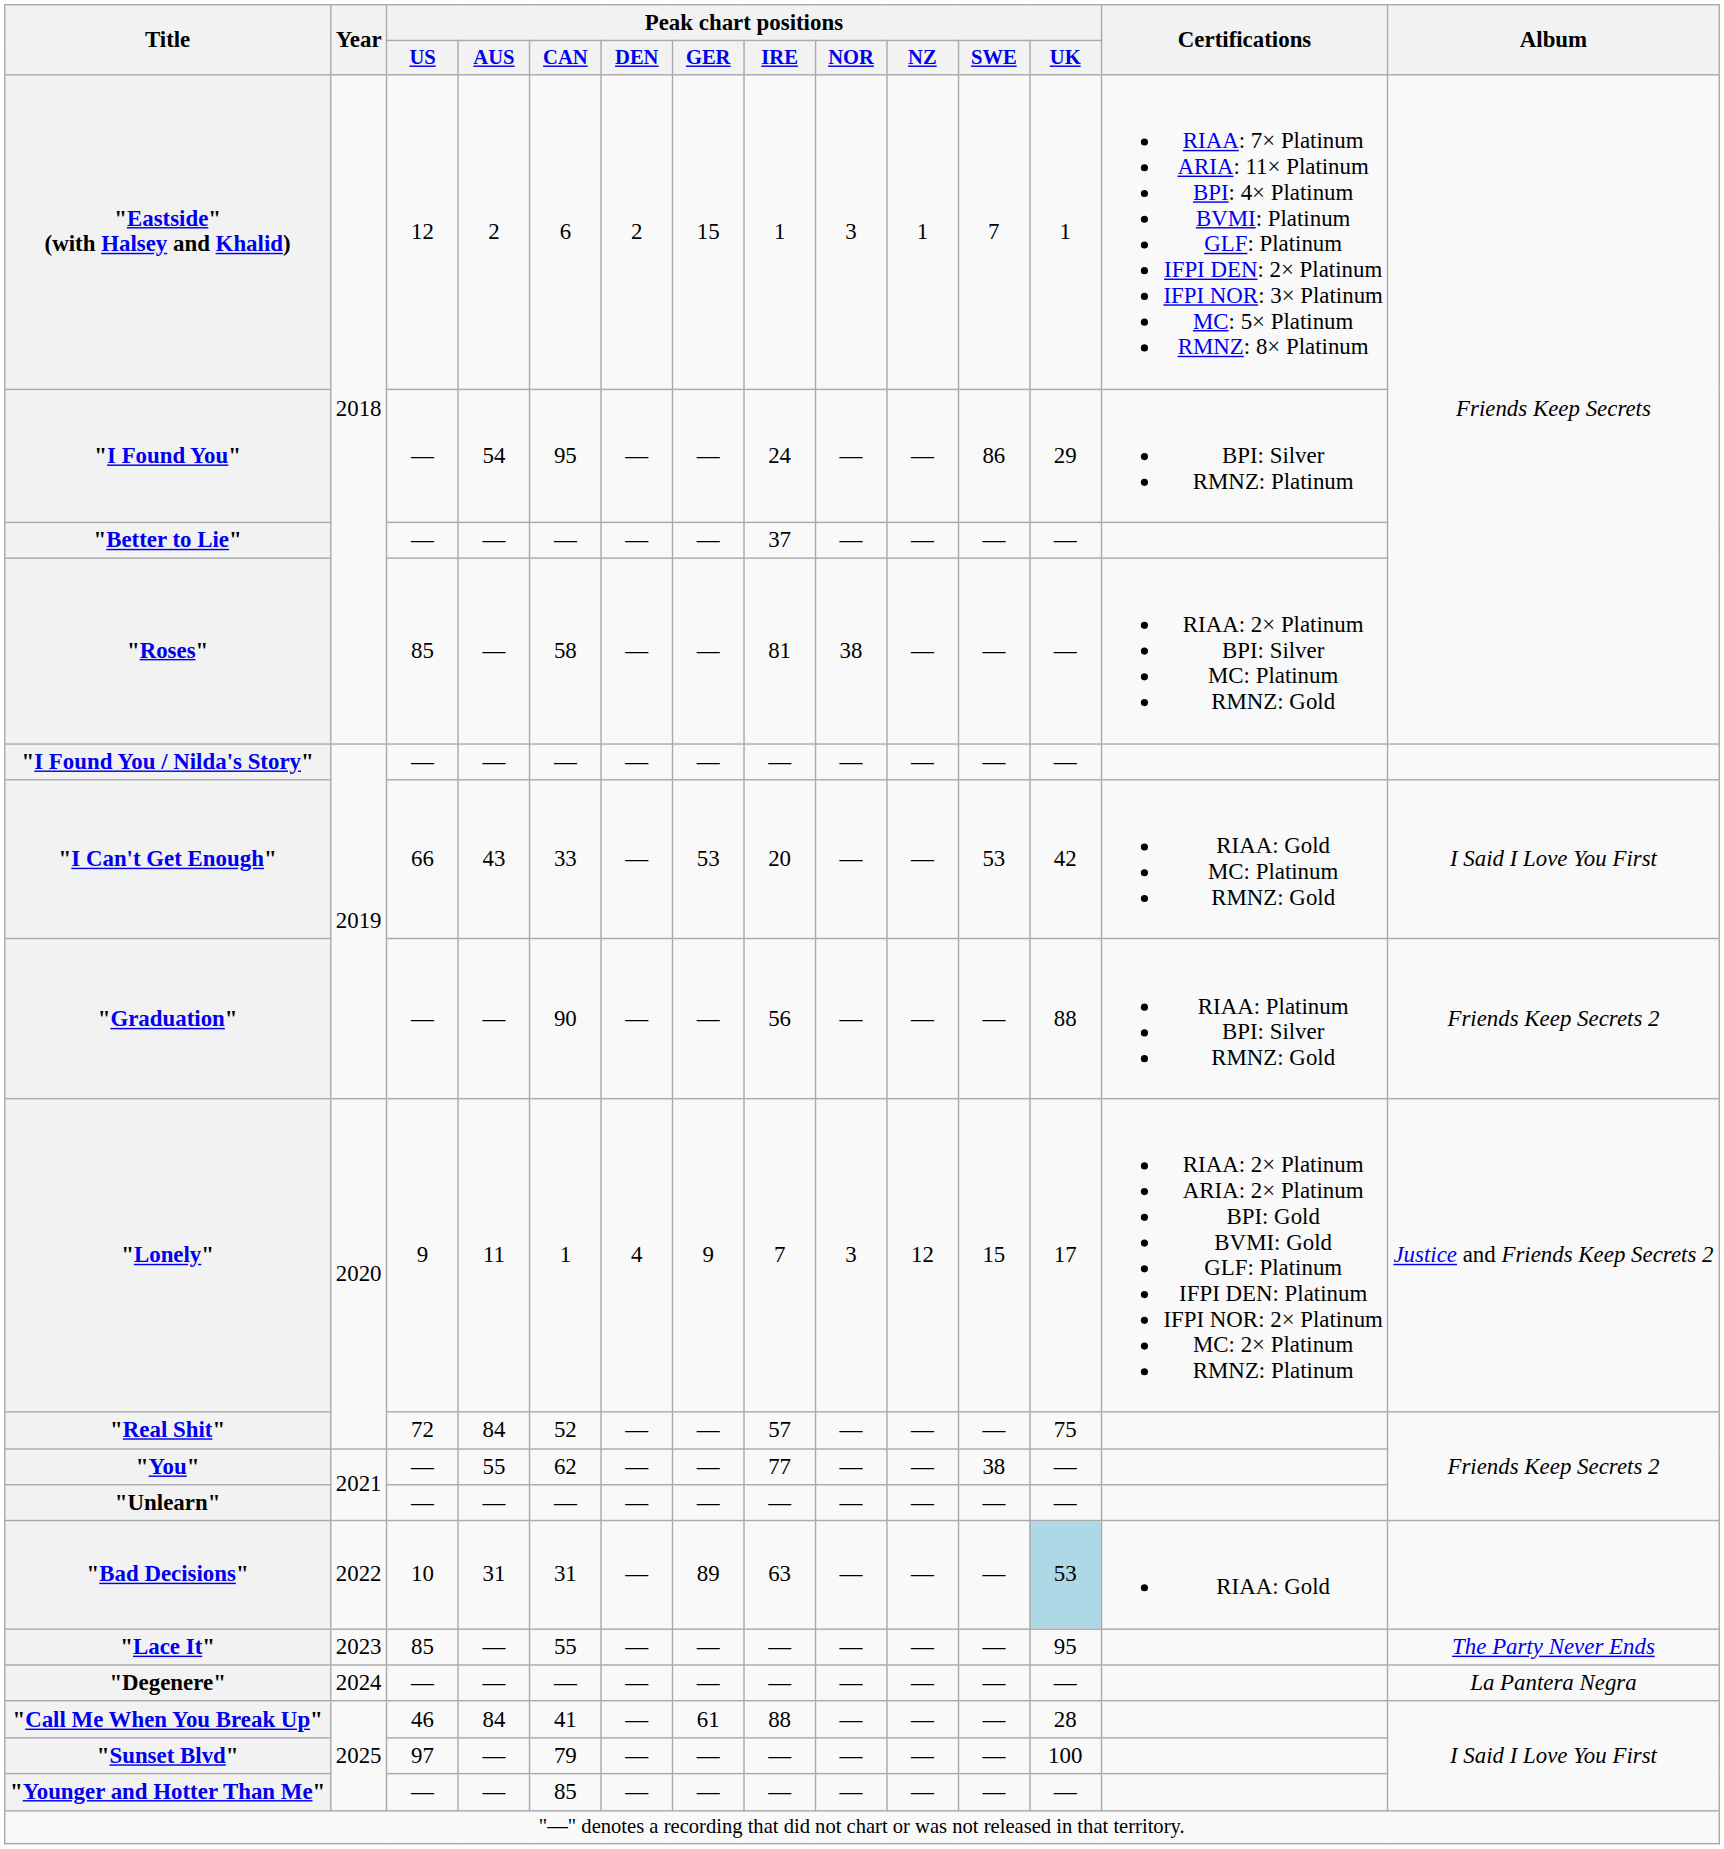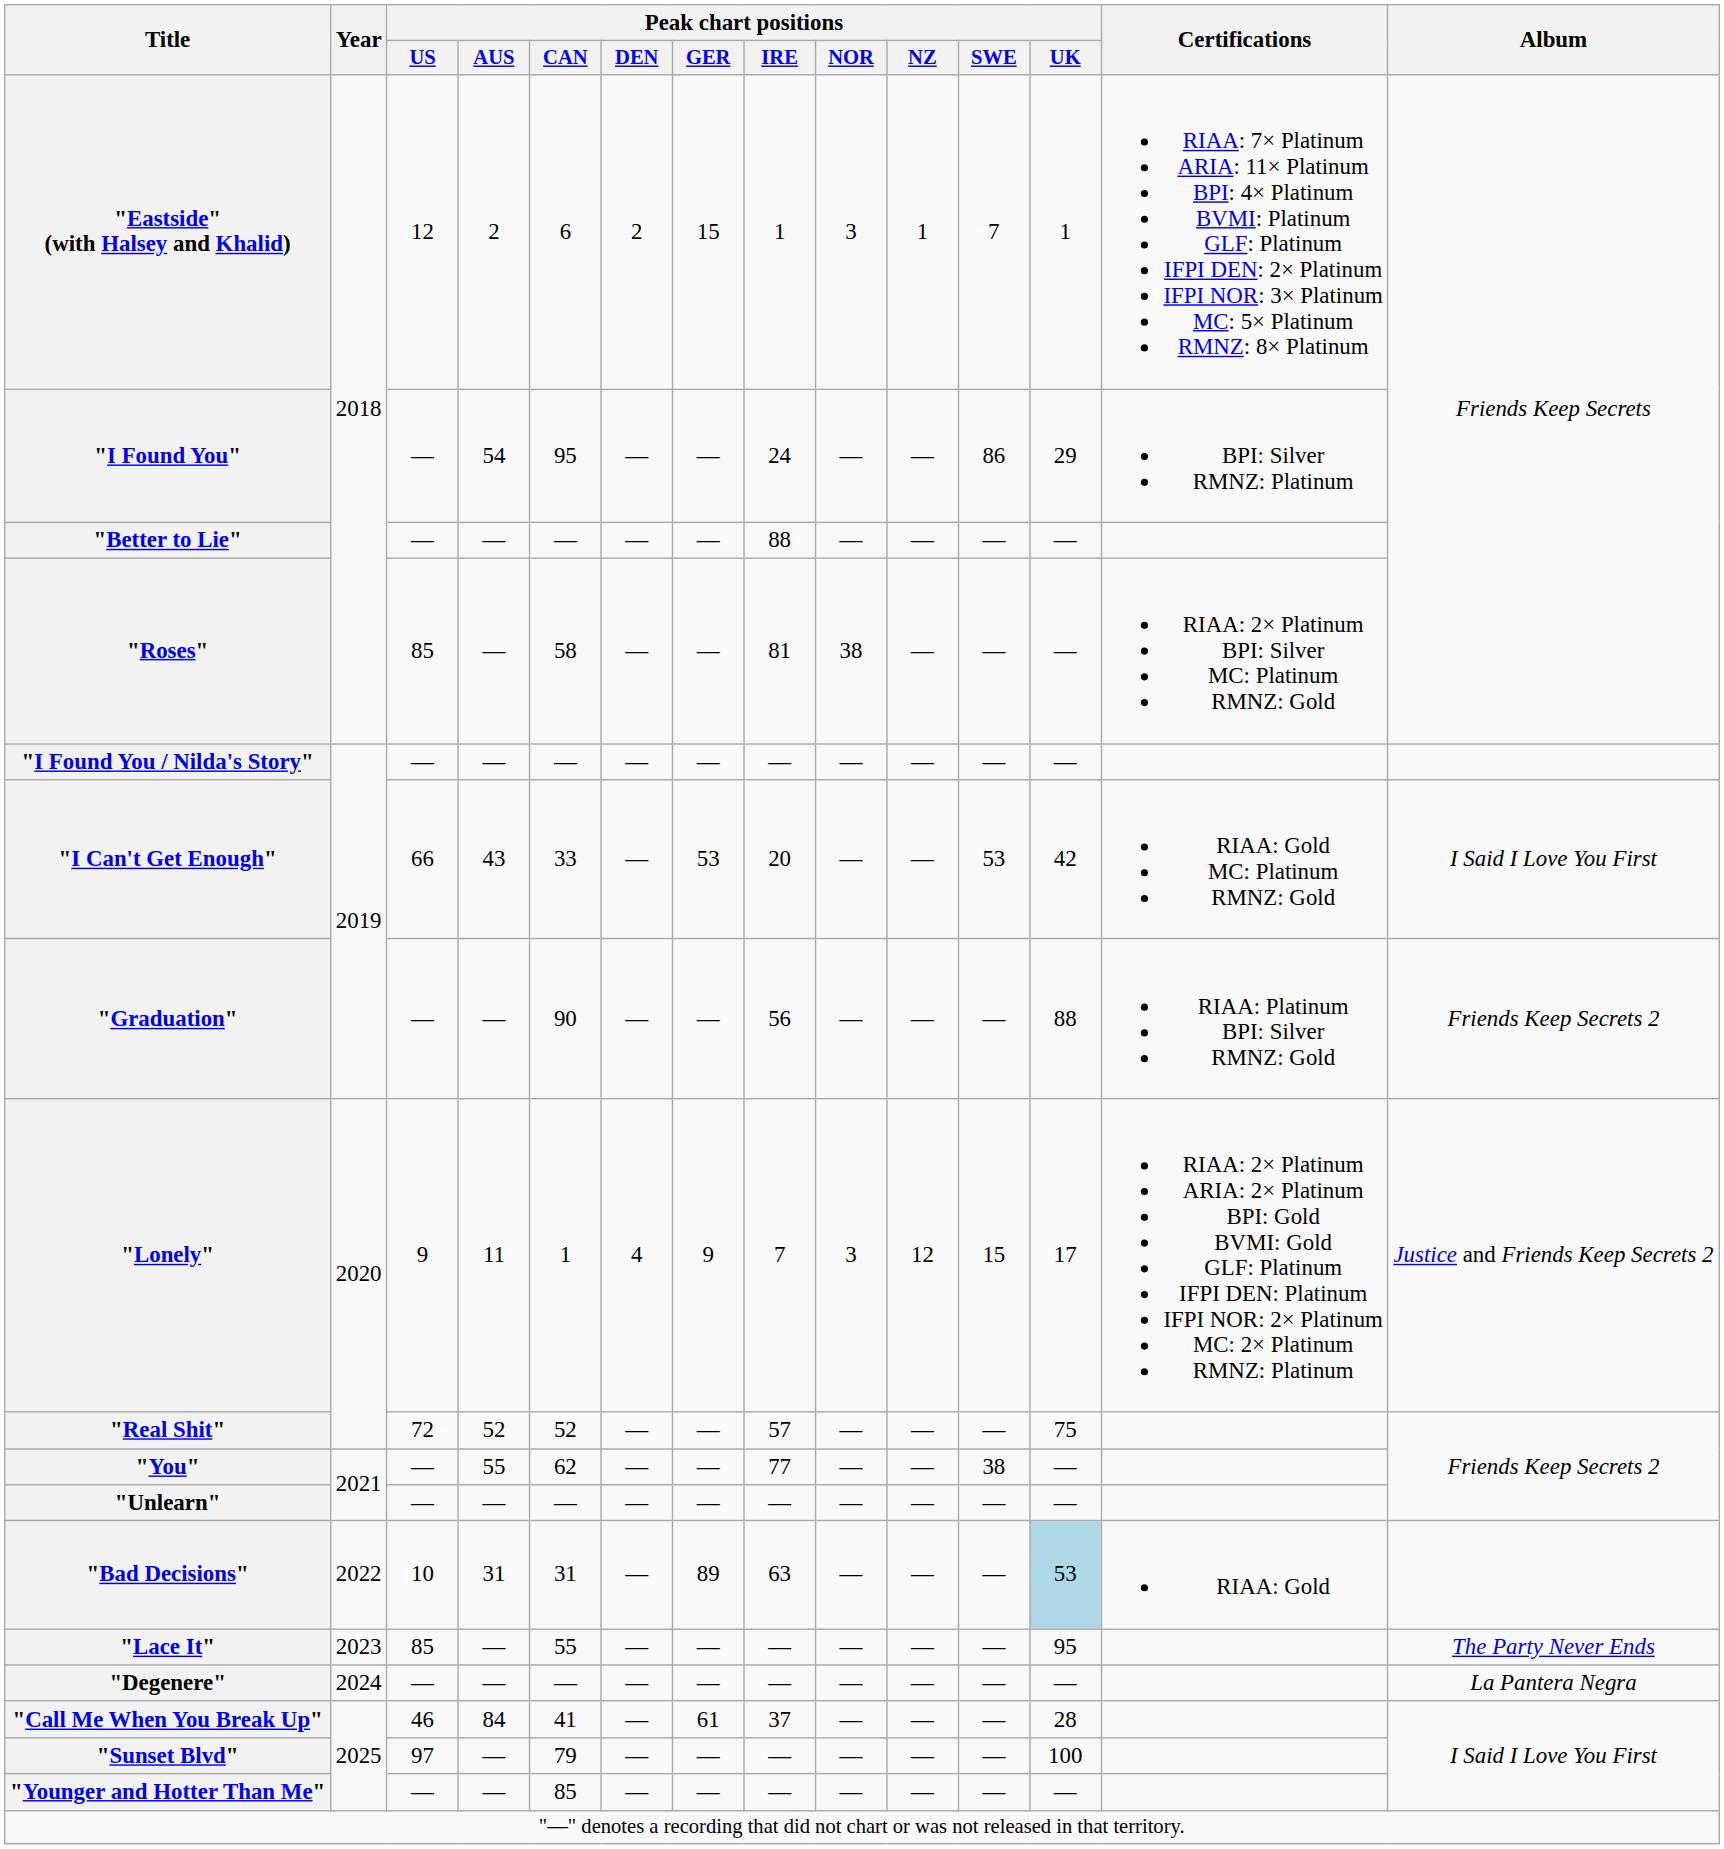(780, 540) 37 -> (780, 540) 88
(494, 1429) 84 -> (494, 1429) 52
(780, 1719) 88 -> (780, 1719) 37
